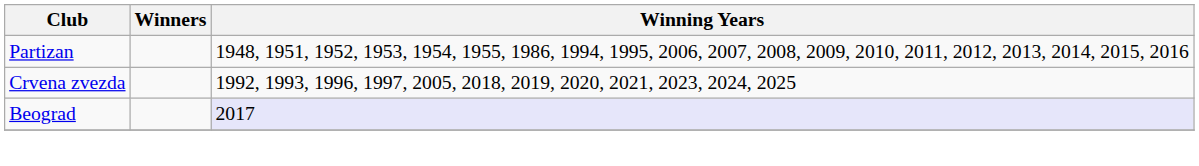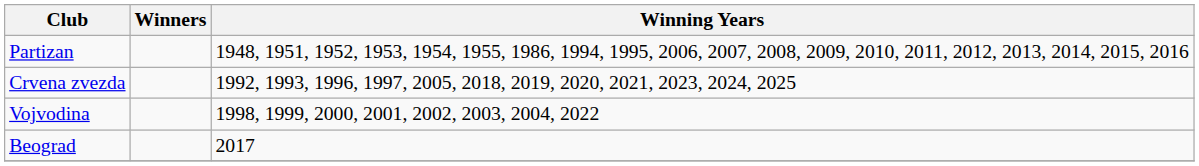+ row: (49, 113)
(235, 113) lavender background -> (235, 144) no background
